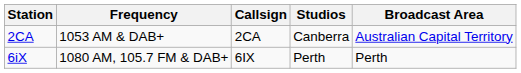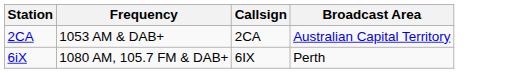- column: (321, 15)
